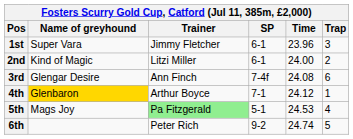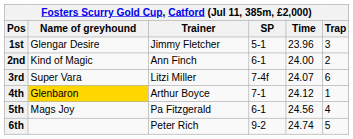(56, 45) Super Vara -> (65, 45) Glengar Desire
(259, 45) 6-1 -> (259, 45) 5-1
(173, 61) Litzi Miller -> (174, 61) Ann Finch
(65, 77) Glengar Desire -> (56, 77) Super Vara
(174, 77) Ann Finch -> (173, 77) Litzi Miller
(301, 77) 24.08 -> (301, 77) 24.07
(181, 110) lightgreen background -> (181, 110) no background
(259, 110) 5-1 -> (259, 110) 6-1
(301, 110) 24.53 -> (301, 110) 24.56
